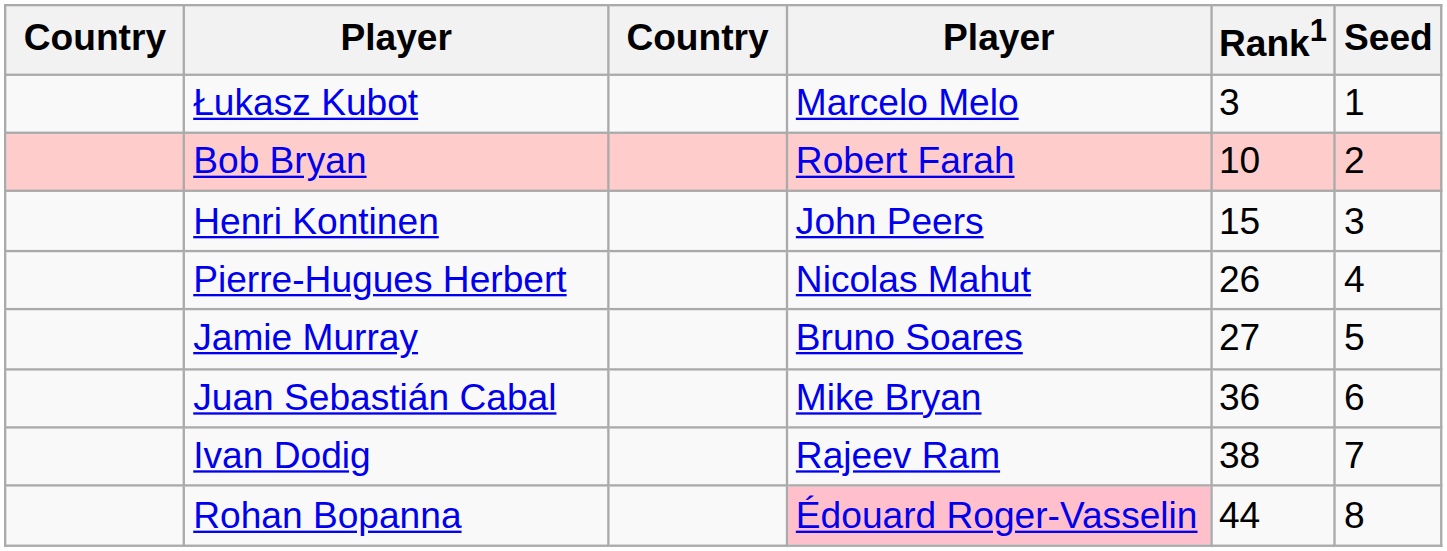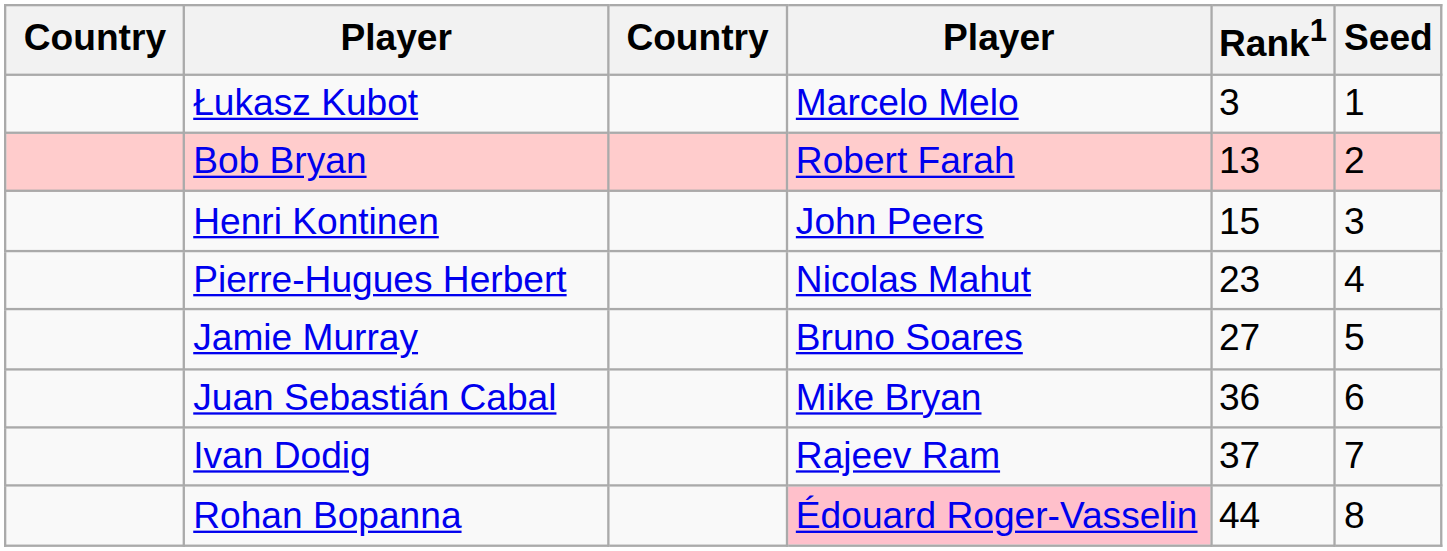(1240, 161) 10 -> (1240, 161) 13
(1240, 279) 26 -> (1240, 279) 23
(1240, 456) 38 -> (1240, 456) 37
